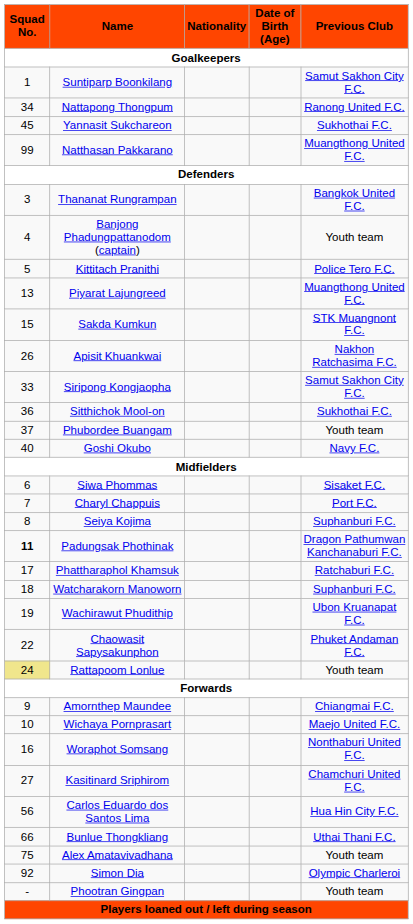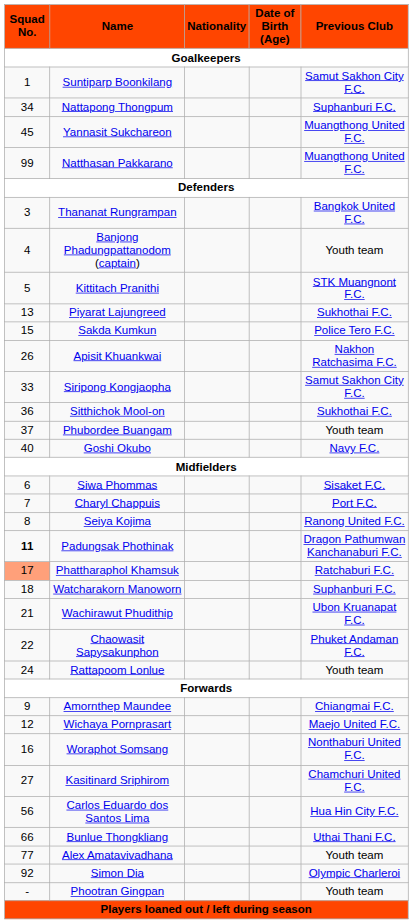(354, 107) Ranong United F.C. -> (354, 107) Suphanburi F.C.
(354, 125) Sukhothai F.C. -> (354, 132) Muangthong United F.C.
(354, 268) Police Tero F.C. -> (354, 288) STK Muangnont F.C.
(354, 293) Muangthong United F.C. -> (354, 312) Sukhothai F.C.
(354, 324) STK Muangnont F.C. -> (354, 331) Police Tero F.C.
(354, 521) Suphanburi F.C. -> (354, 521) Ranong United F.C.
(27, 571) no background -> (27, 571) lightsalmon background
(27, 614) 19 -> (27, 614) 21
(27, 670) khaki background -> (27, 670) no background
(27, 724) 10 -> (27, 724) 12
(27, 855) 75 -> (27, 855) 77
